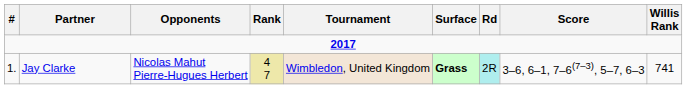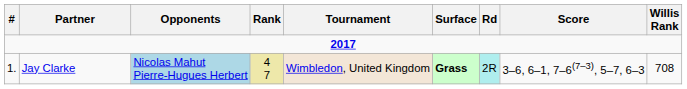(191, 68) no background -> (191, 68) lightblue background
(665, 68) 741 -> (665, 68) 708
